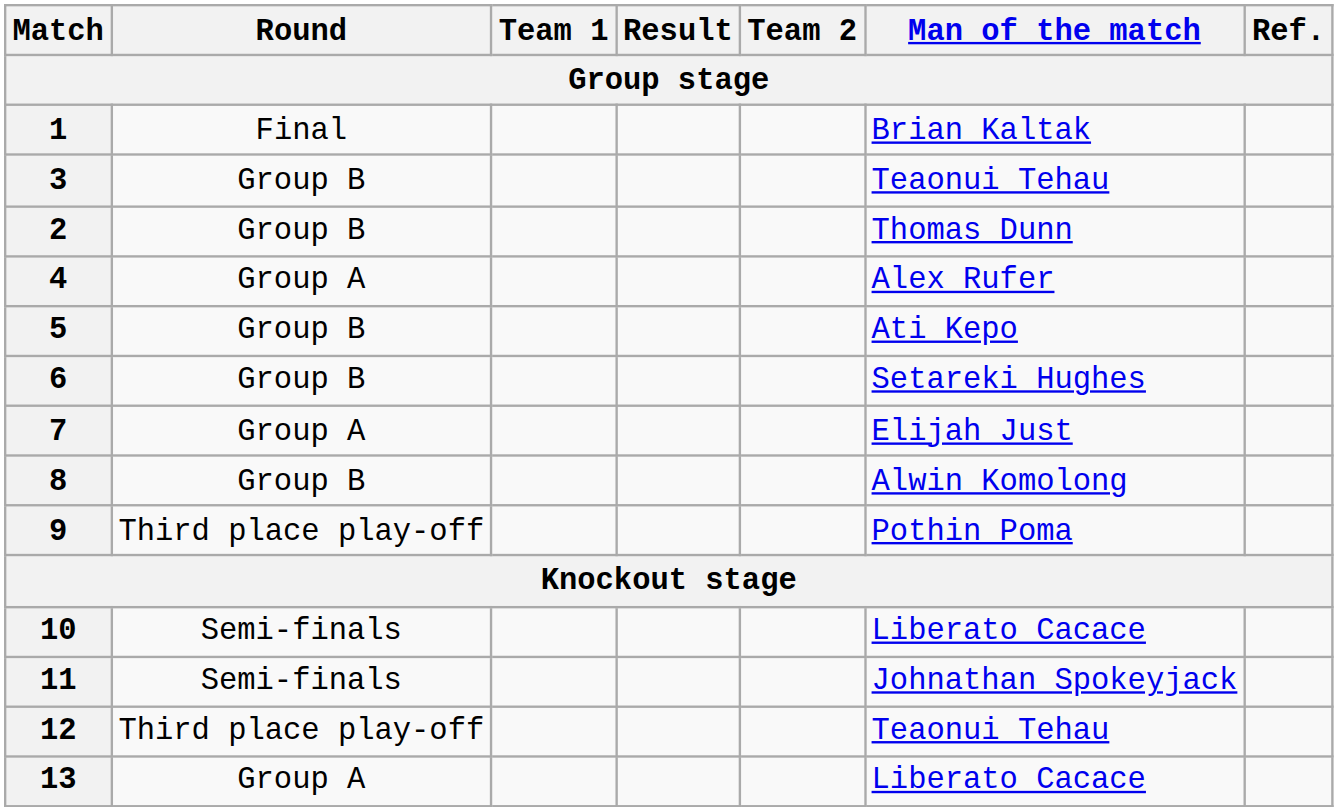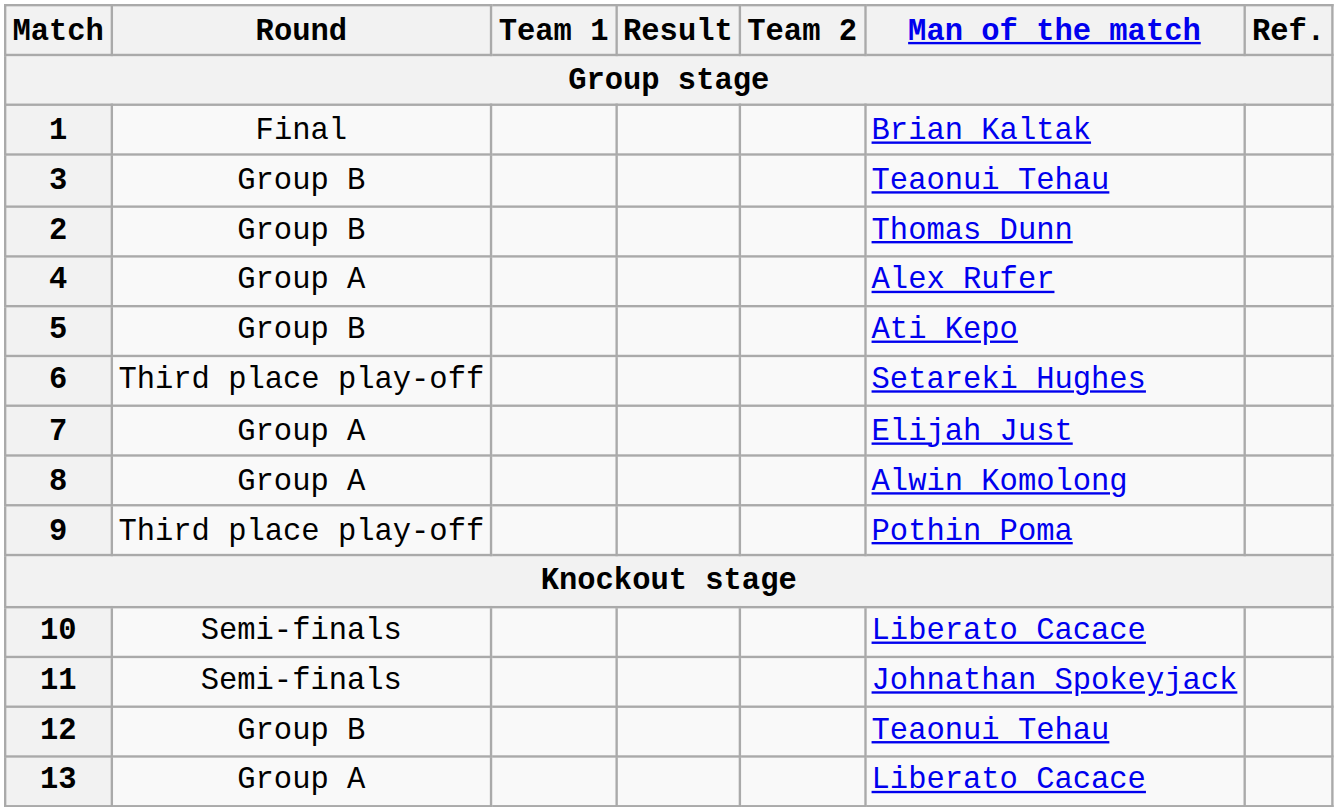(301, 381) Group B -> (301, 381) Third place play-off
(301, 481) Group B -> (301, 481) Group A
(301, 731) Third place play-off -> (301, 731) Group B
